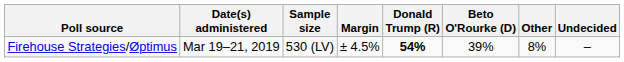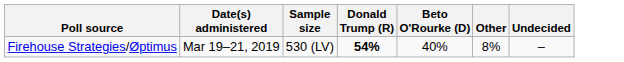- column: (360, 28)
(481, 47) 39% -> (435, 47) 40%
